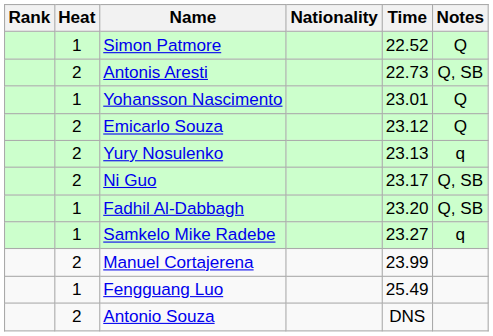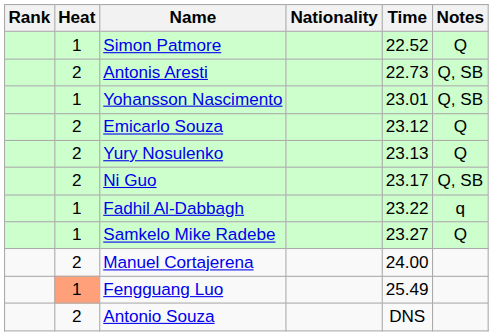(460, 99) Q -> (460, 99) Q, SB
(460, 153) q -> (460, 153) Q
(407, 208) 23.20 -> (407, 208) 23.22
(460, 208) Q, SB -> (460, 208) q
(460, 235) q -> (460, 235) Q
(407, 262) 23.99 -> (407, 262) 24.00
(77, 289) no background -> (77, 289) lightsalmon background
